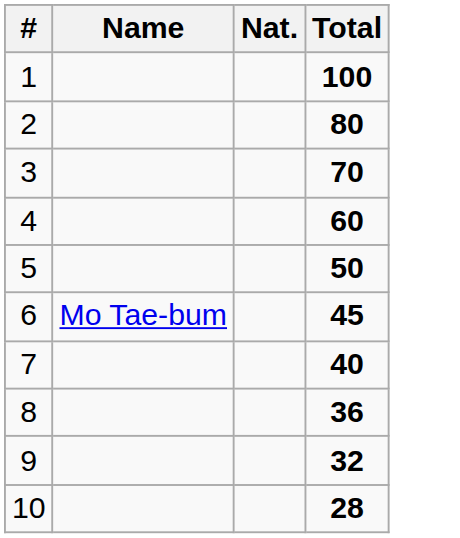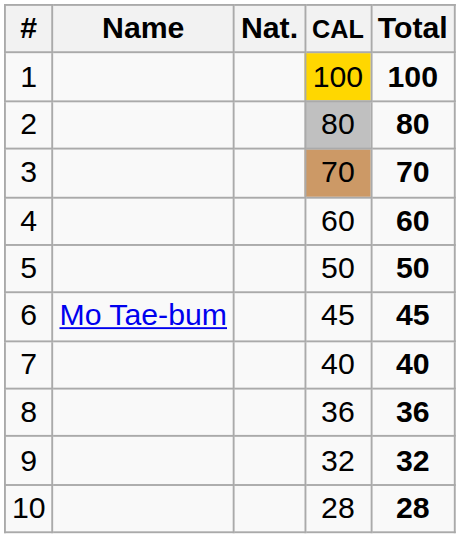+ column: (338, 30)
